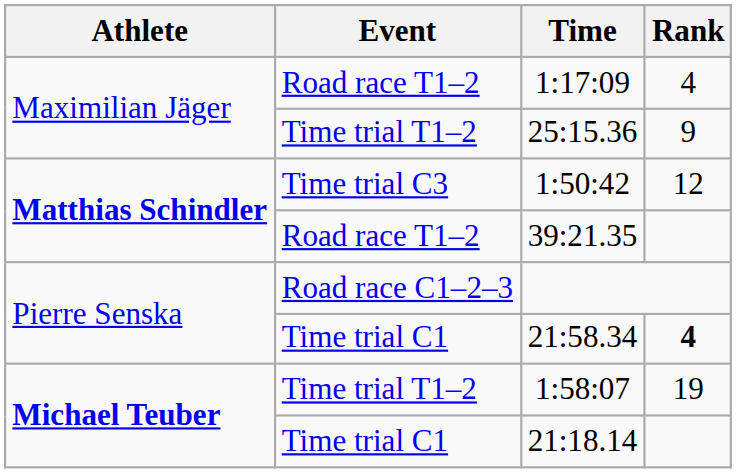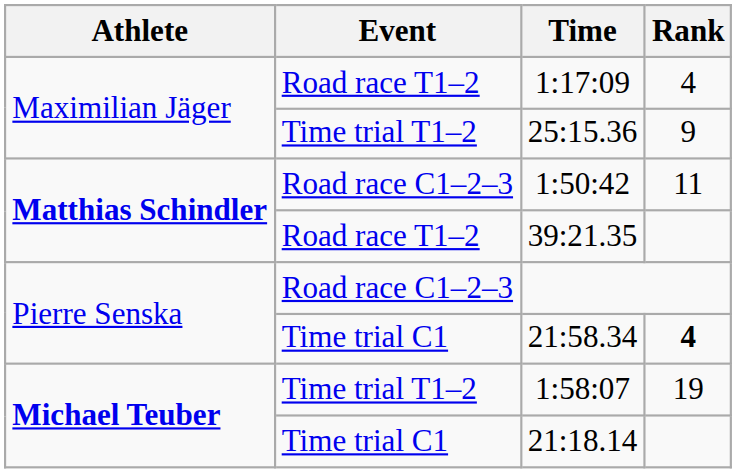(365, 184) Time trial C3 -> (397, 184) Road race C1–2–3
(688, 184) 12 -> (688, 184) 11
